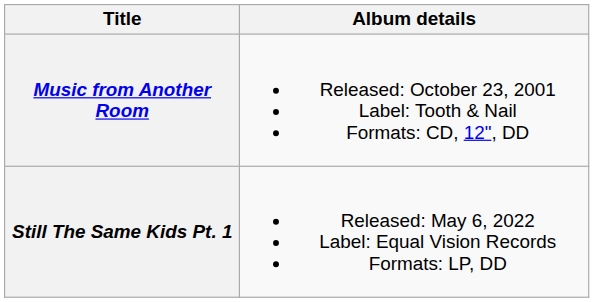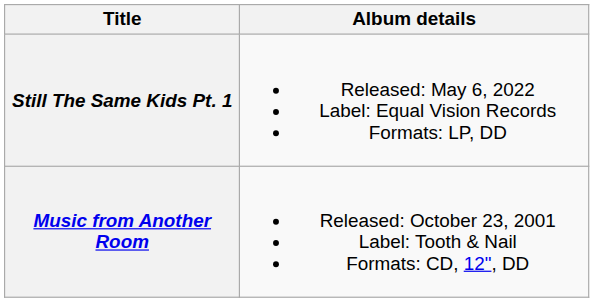rows swapped: (122, 100) <-> (122, 231)
